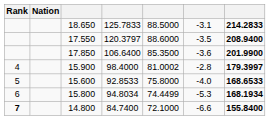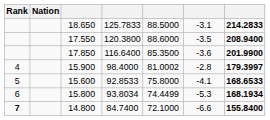(122, 39) 120.3797 -> (122, 39) 120.3800
(122, 53) 106.6400 -> (122, 53) 116.6400
(204, 81) -4.0 -> (204, 81) -4.1
(122, 95) 94.8034 -> (122, 95) 93.8034
